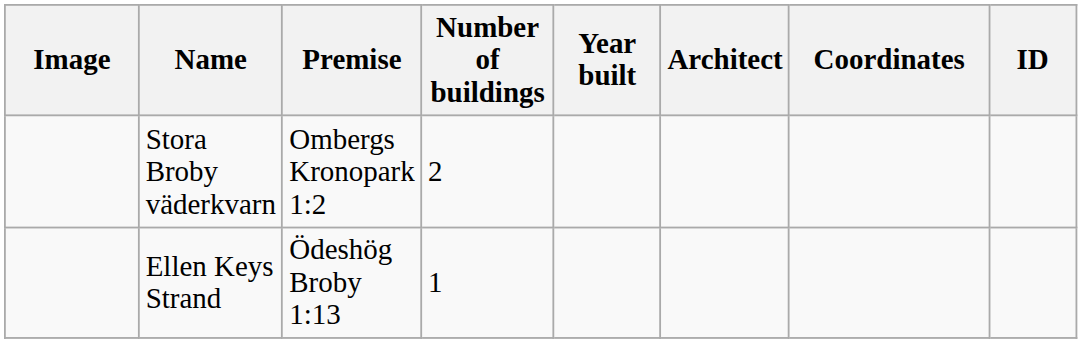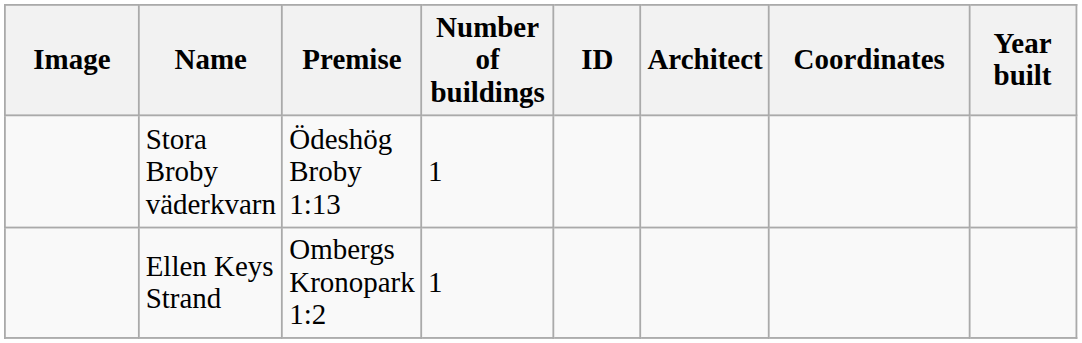columns swapped: (607, 60) <-> (1033, 60)
(352, 171) Ombergs Kronopark 1:2 -> (341, 171) Ödeshög Broby 1:13
(435, 171) 2 -> (435, 171) 1
(341, 282) Ödeshög Broby 1:13 -> (352, 282) Ombergs Kronopark 1:2
